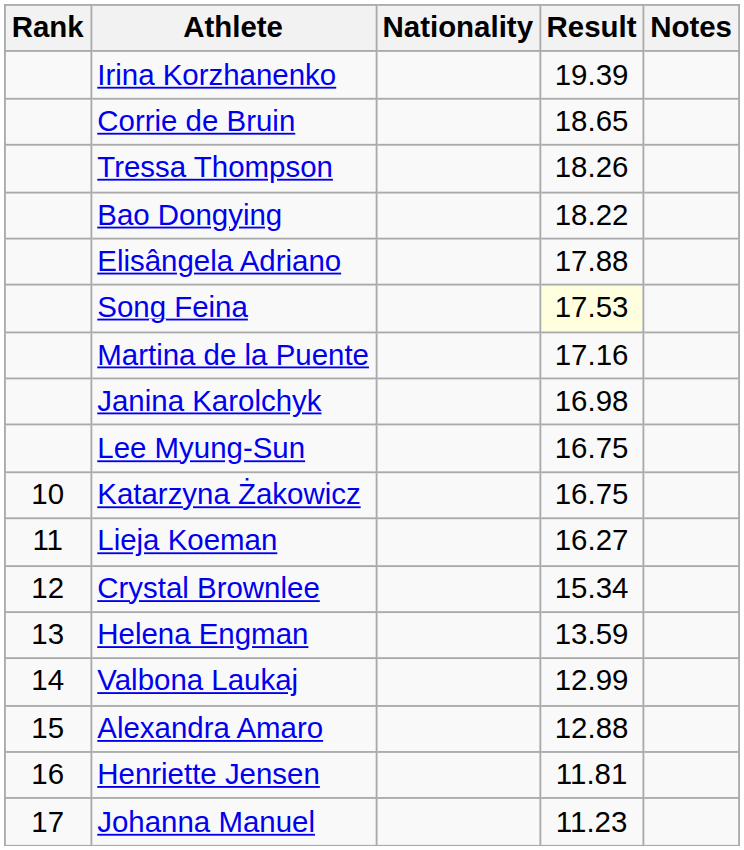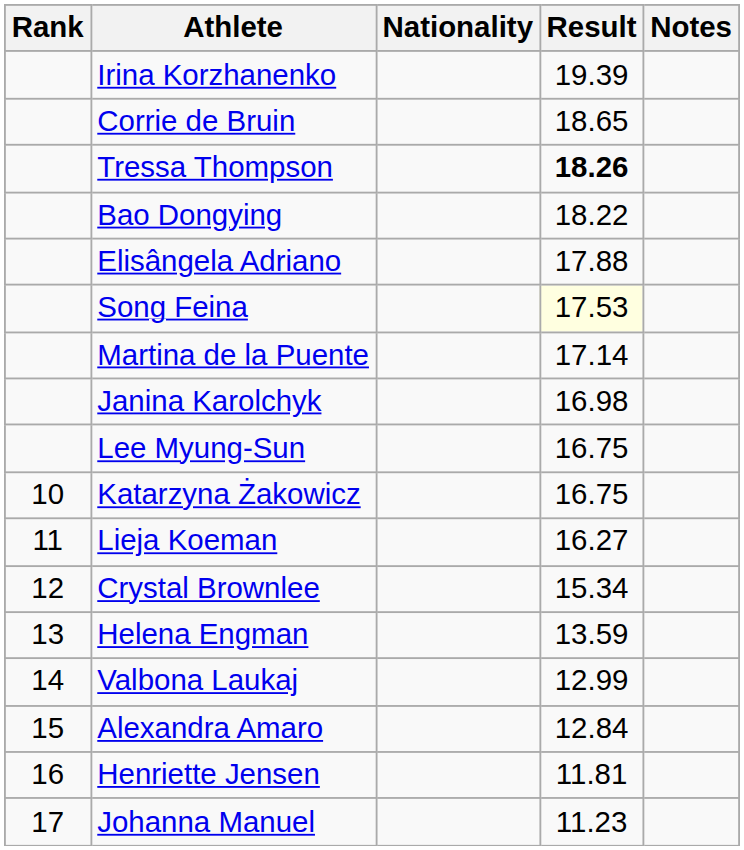(592, 167) normal -> (592, 167) bold
(592, 354) 17.16 -> (592, 354) 17.14
(592, 728) 12.88 -> (592, 728) 12.84
